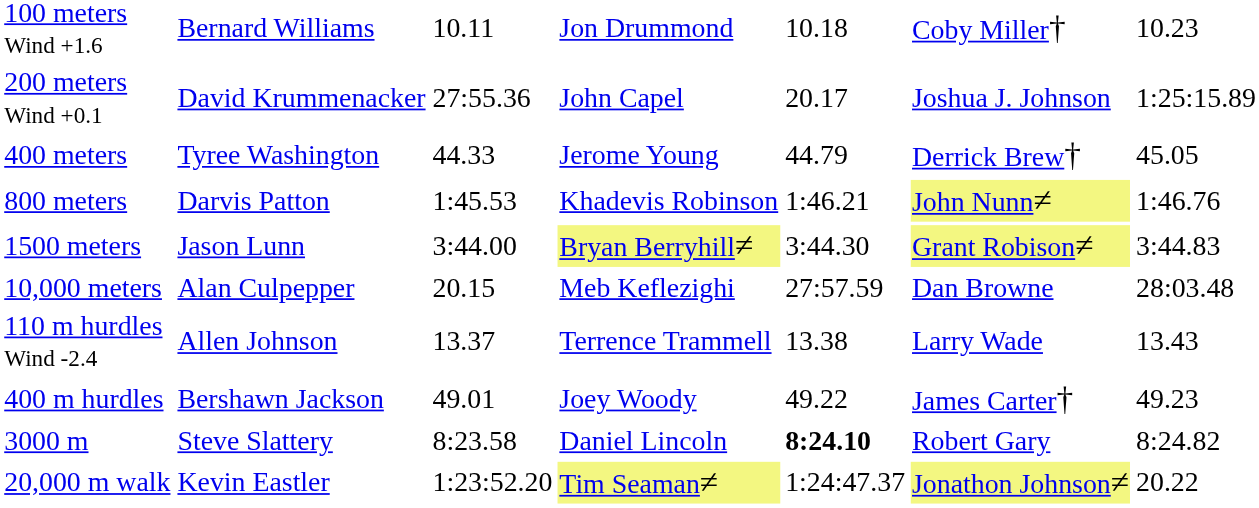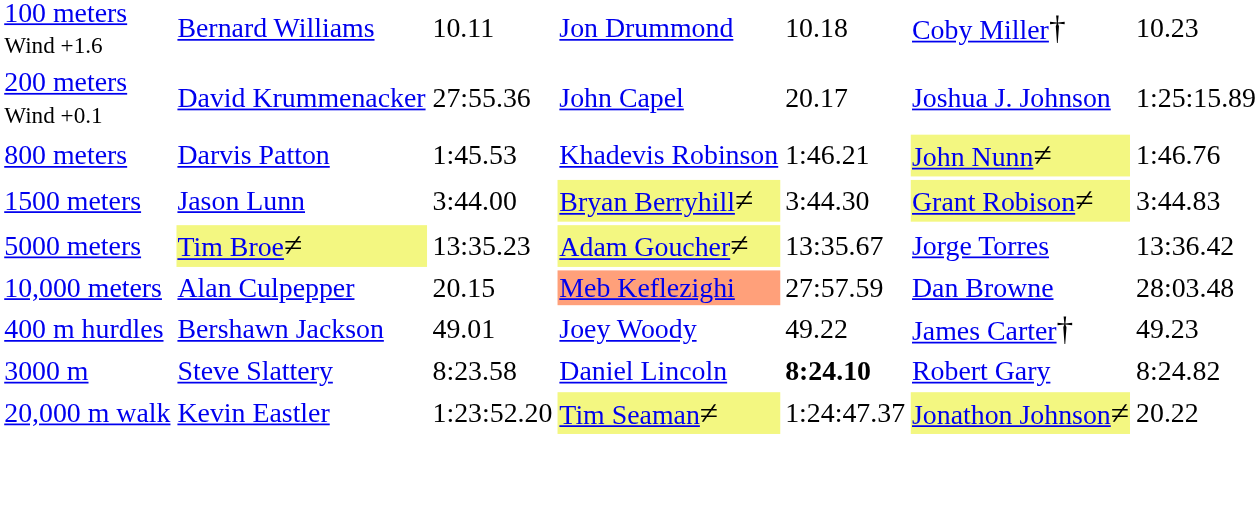- row: (66, 155)
+ row: (73, 245)
(647, 287) no background -> (647, 287) lightsalmon background
- row: (83, 341)
